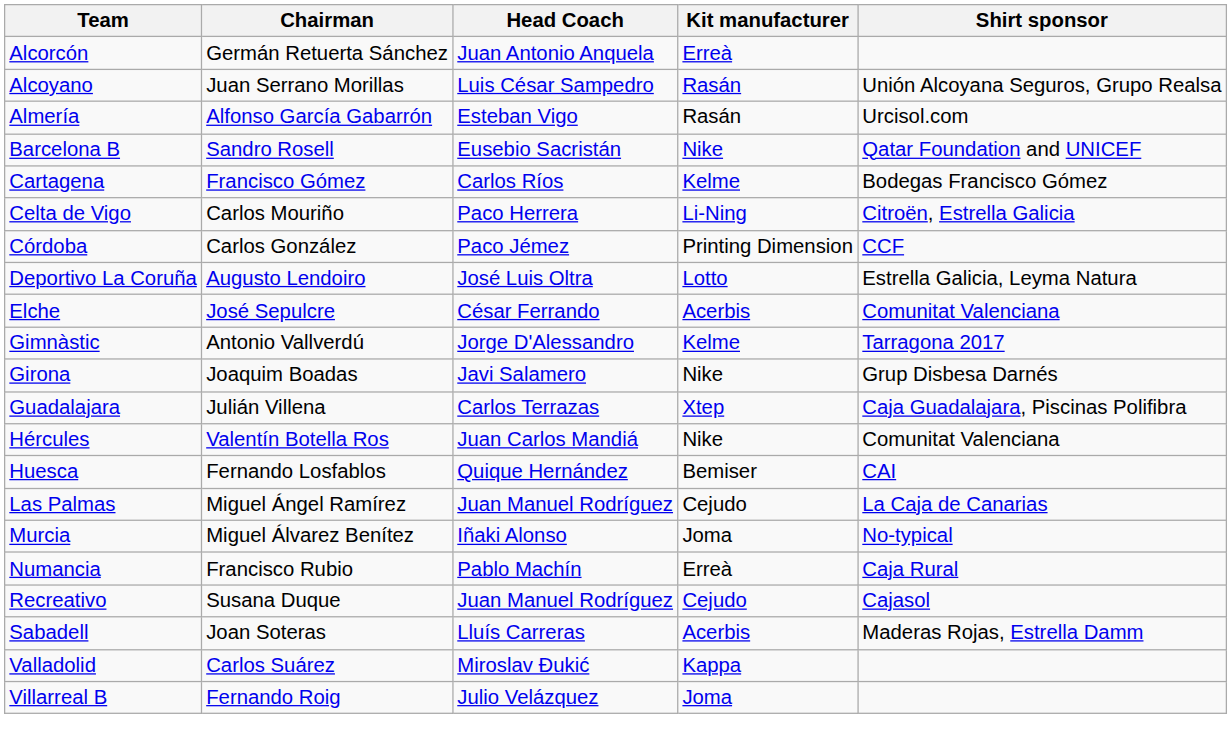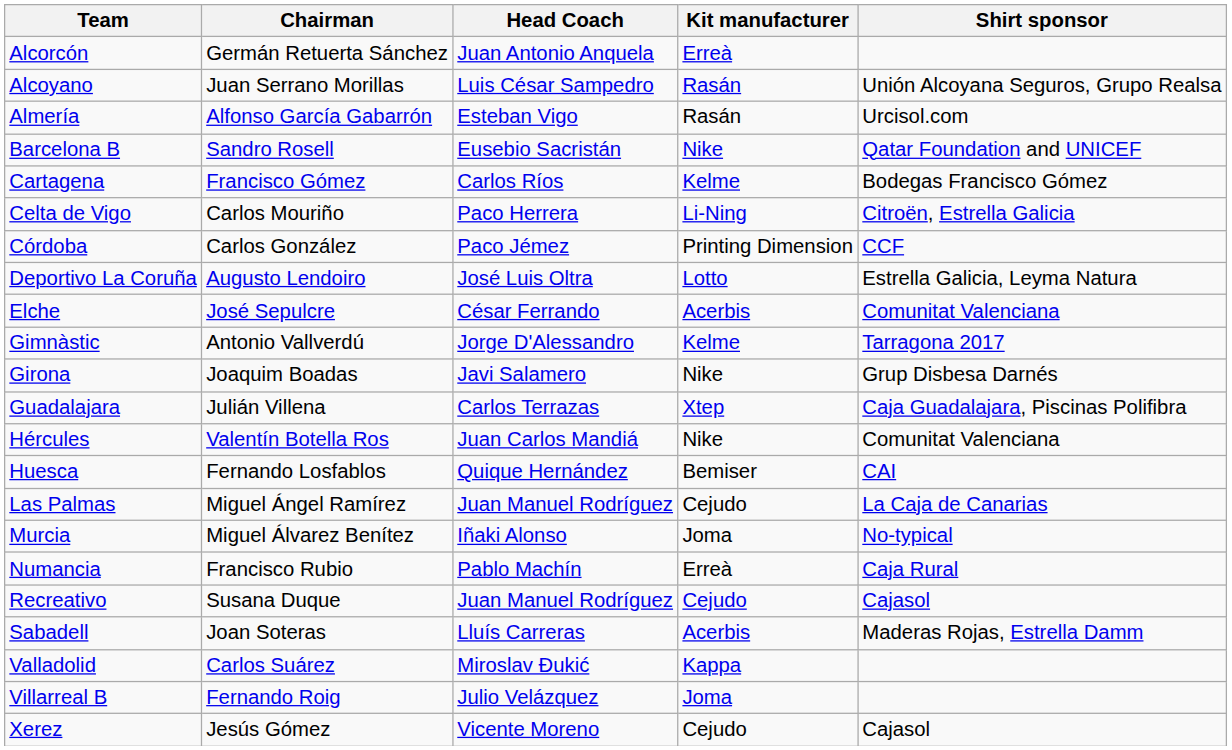+ row: (36, 729)
